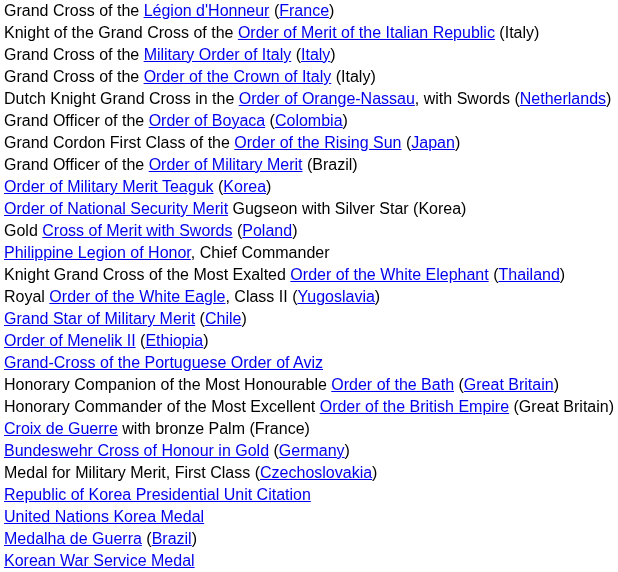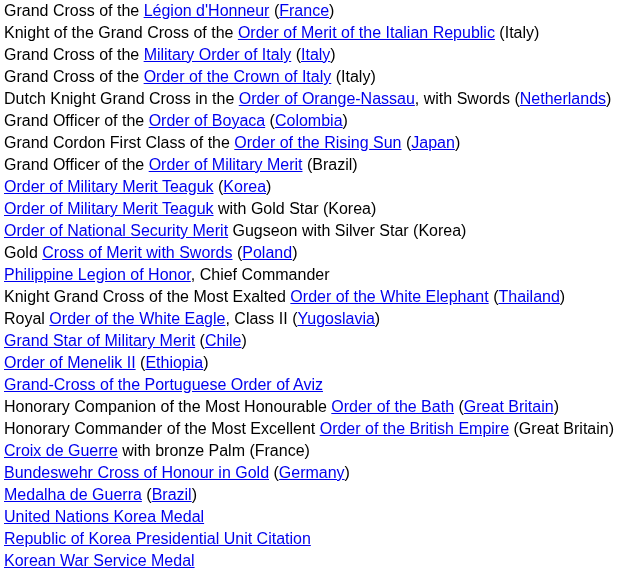+ row: (190, 208)
- row: (191, 472)
rows swapped: (157, 494) <-> (100, 538)
